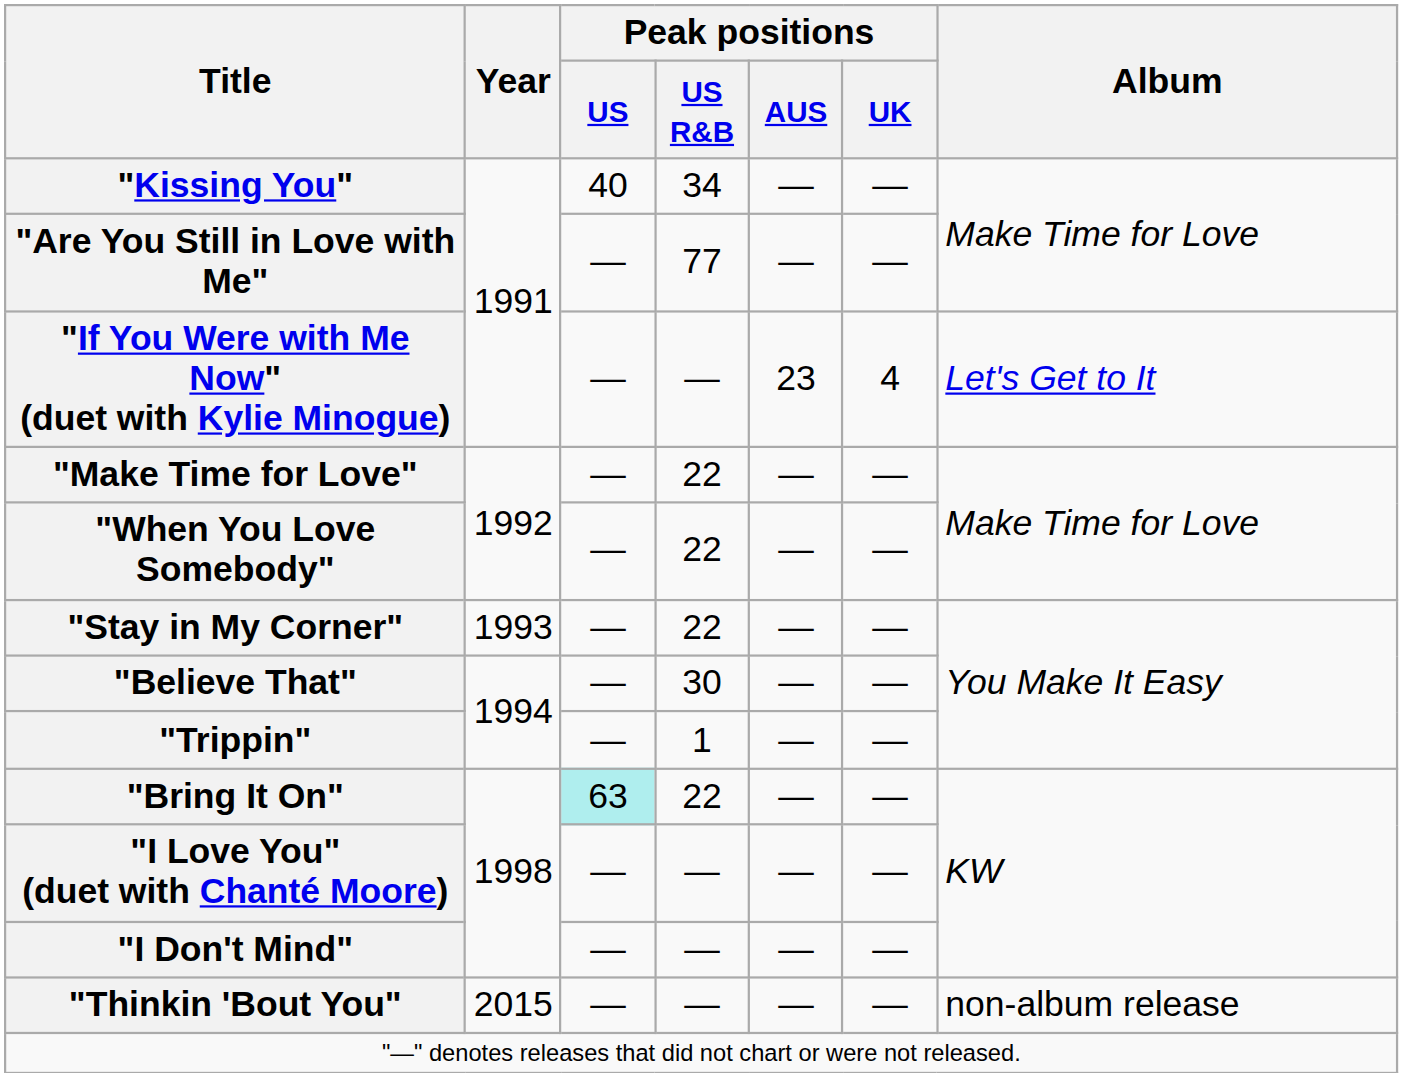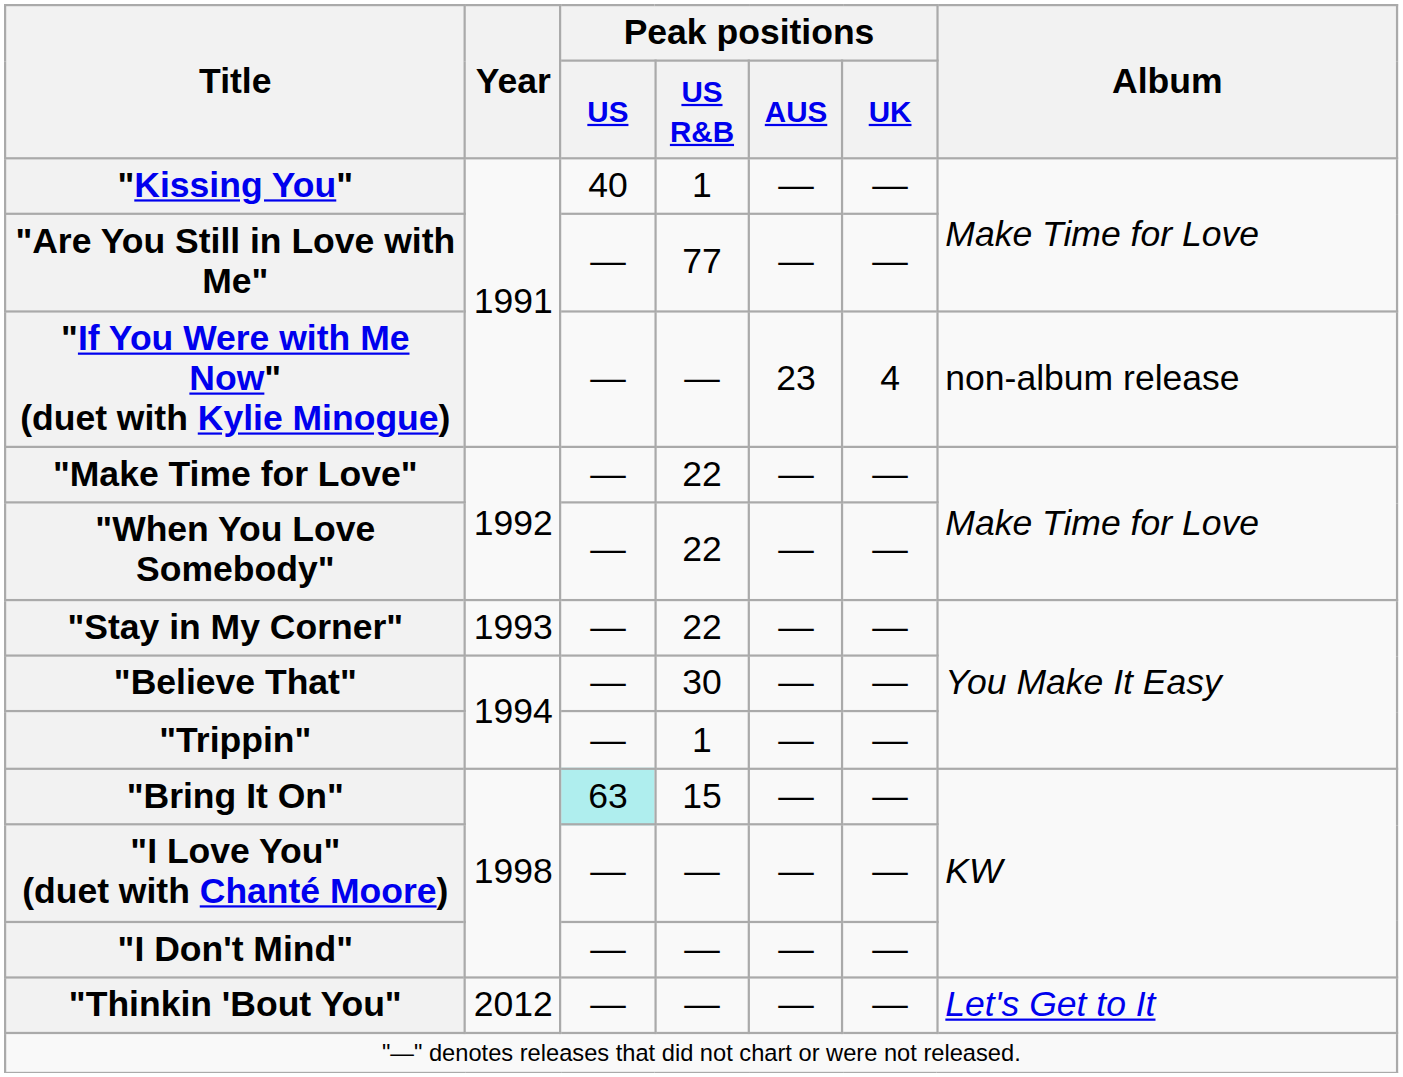(702, 185) 34 -> (702, 185) 1
(1050, 377) Let's Get to It -> (1092, 377) non-album release
(702, 795) 22 -> (702, 795) 15
(513, 1004) 2015 -> (513, 1004) 2012
(1092, 1004) non-album release -> (1050, 1004) Let's Get to It
